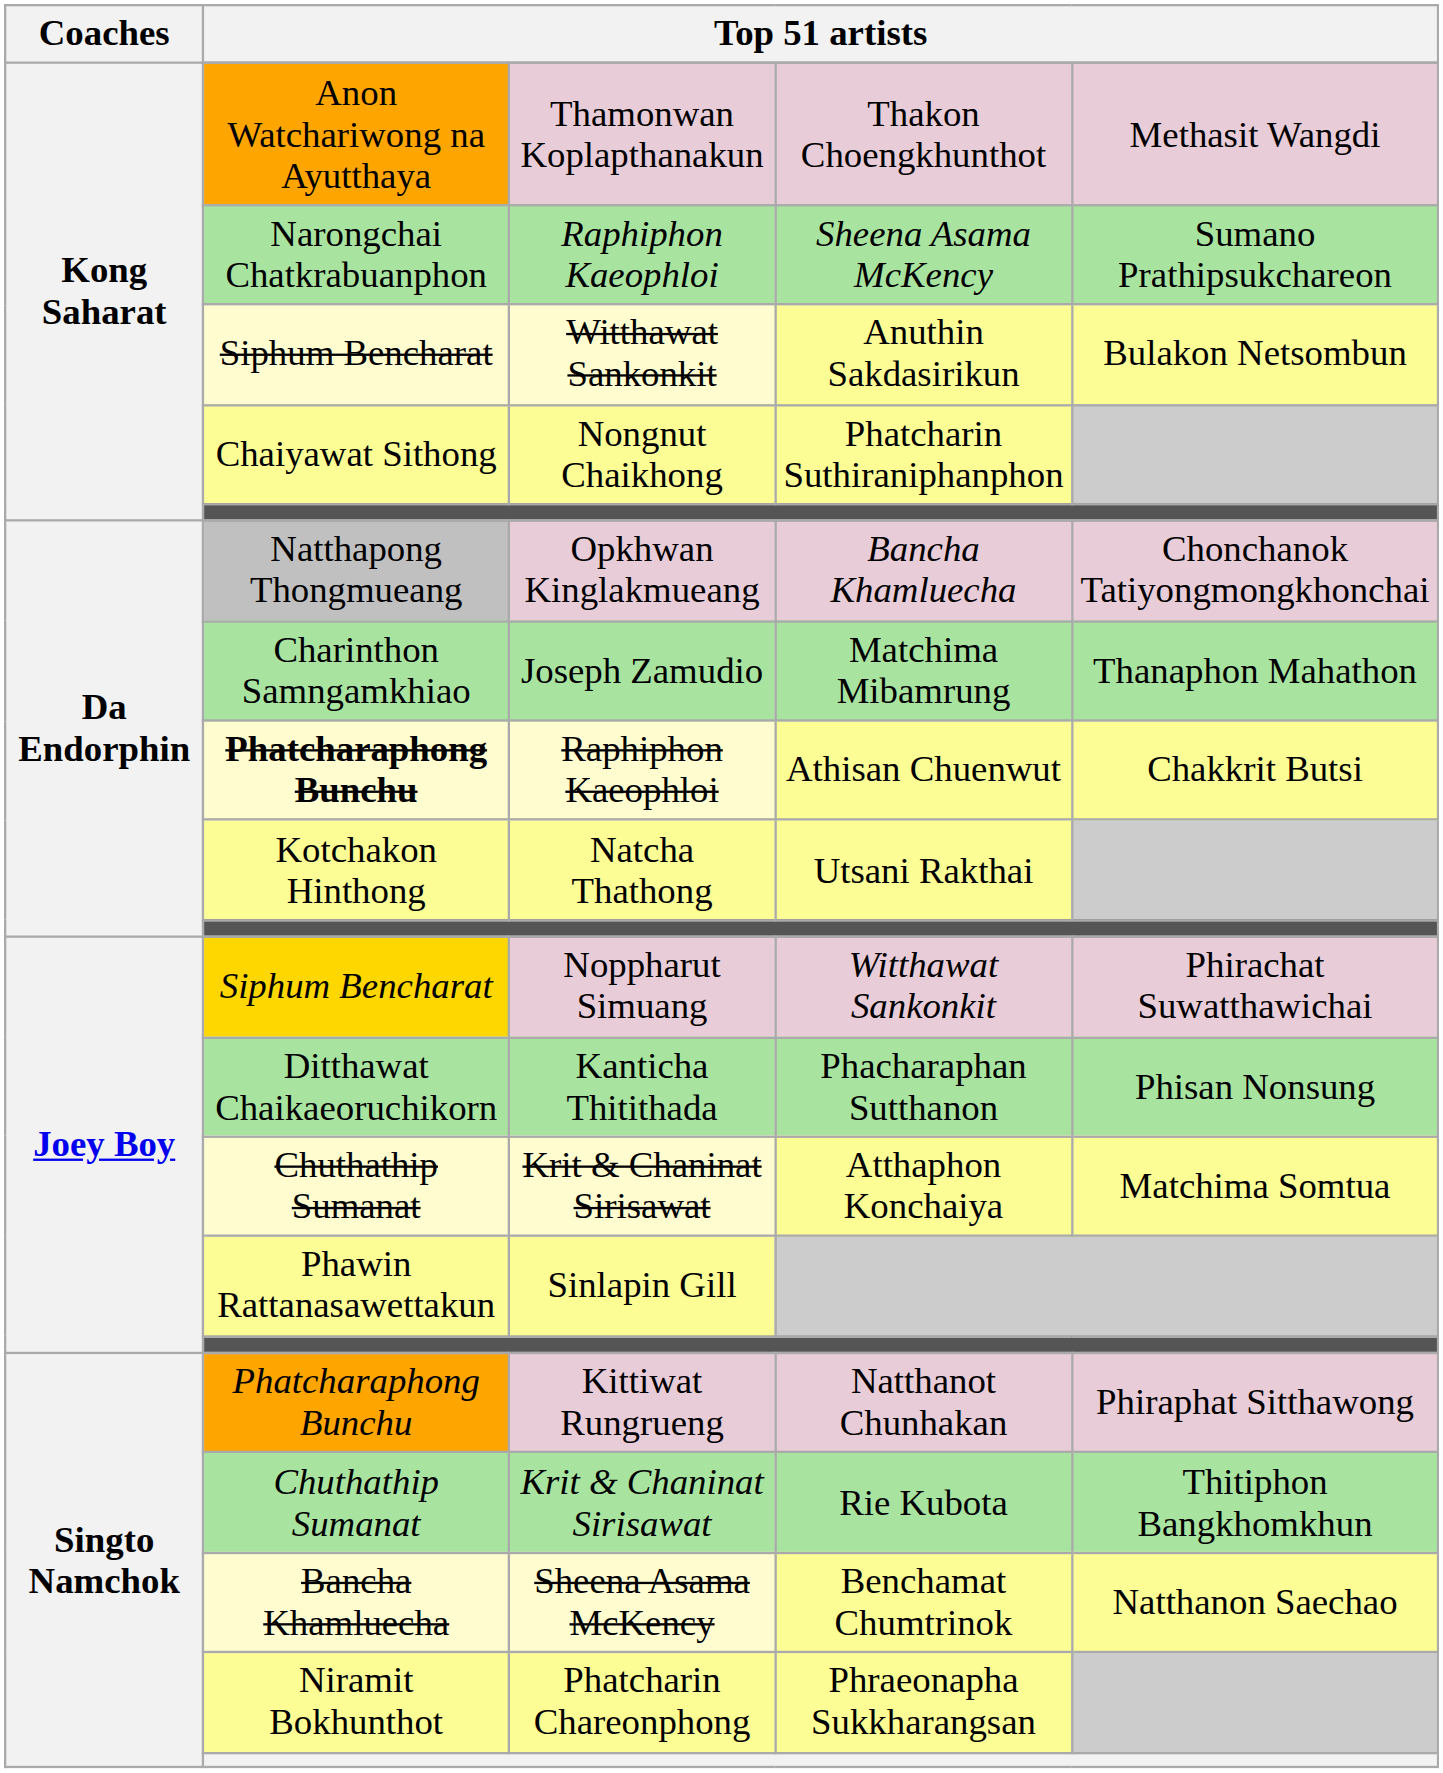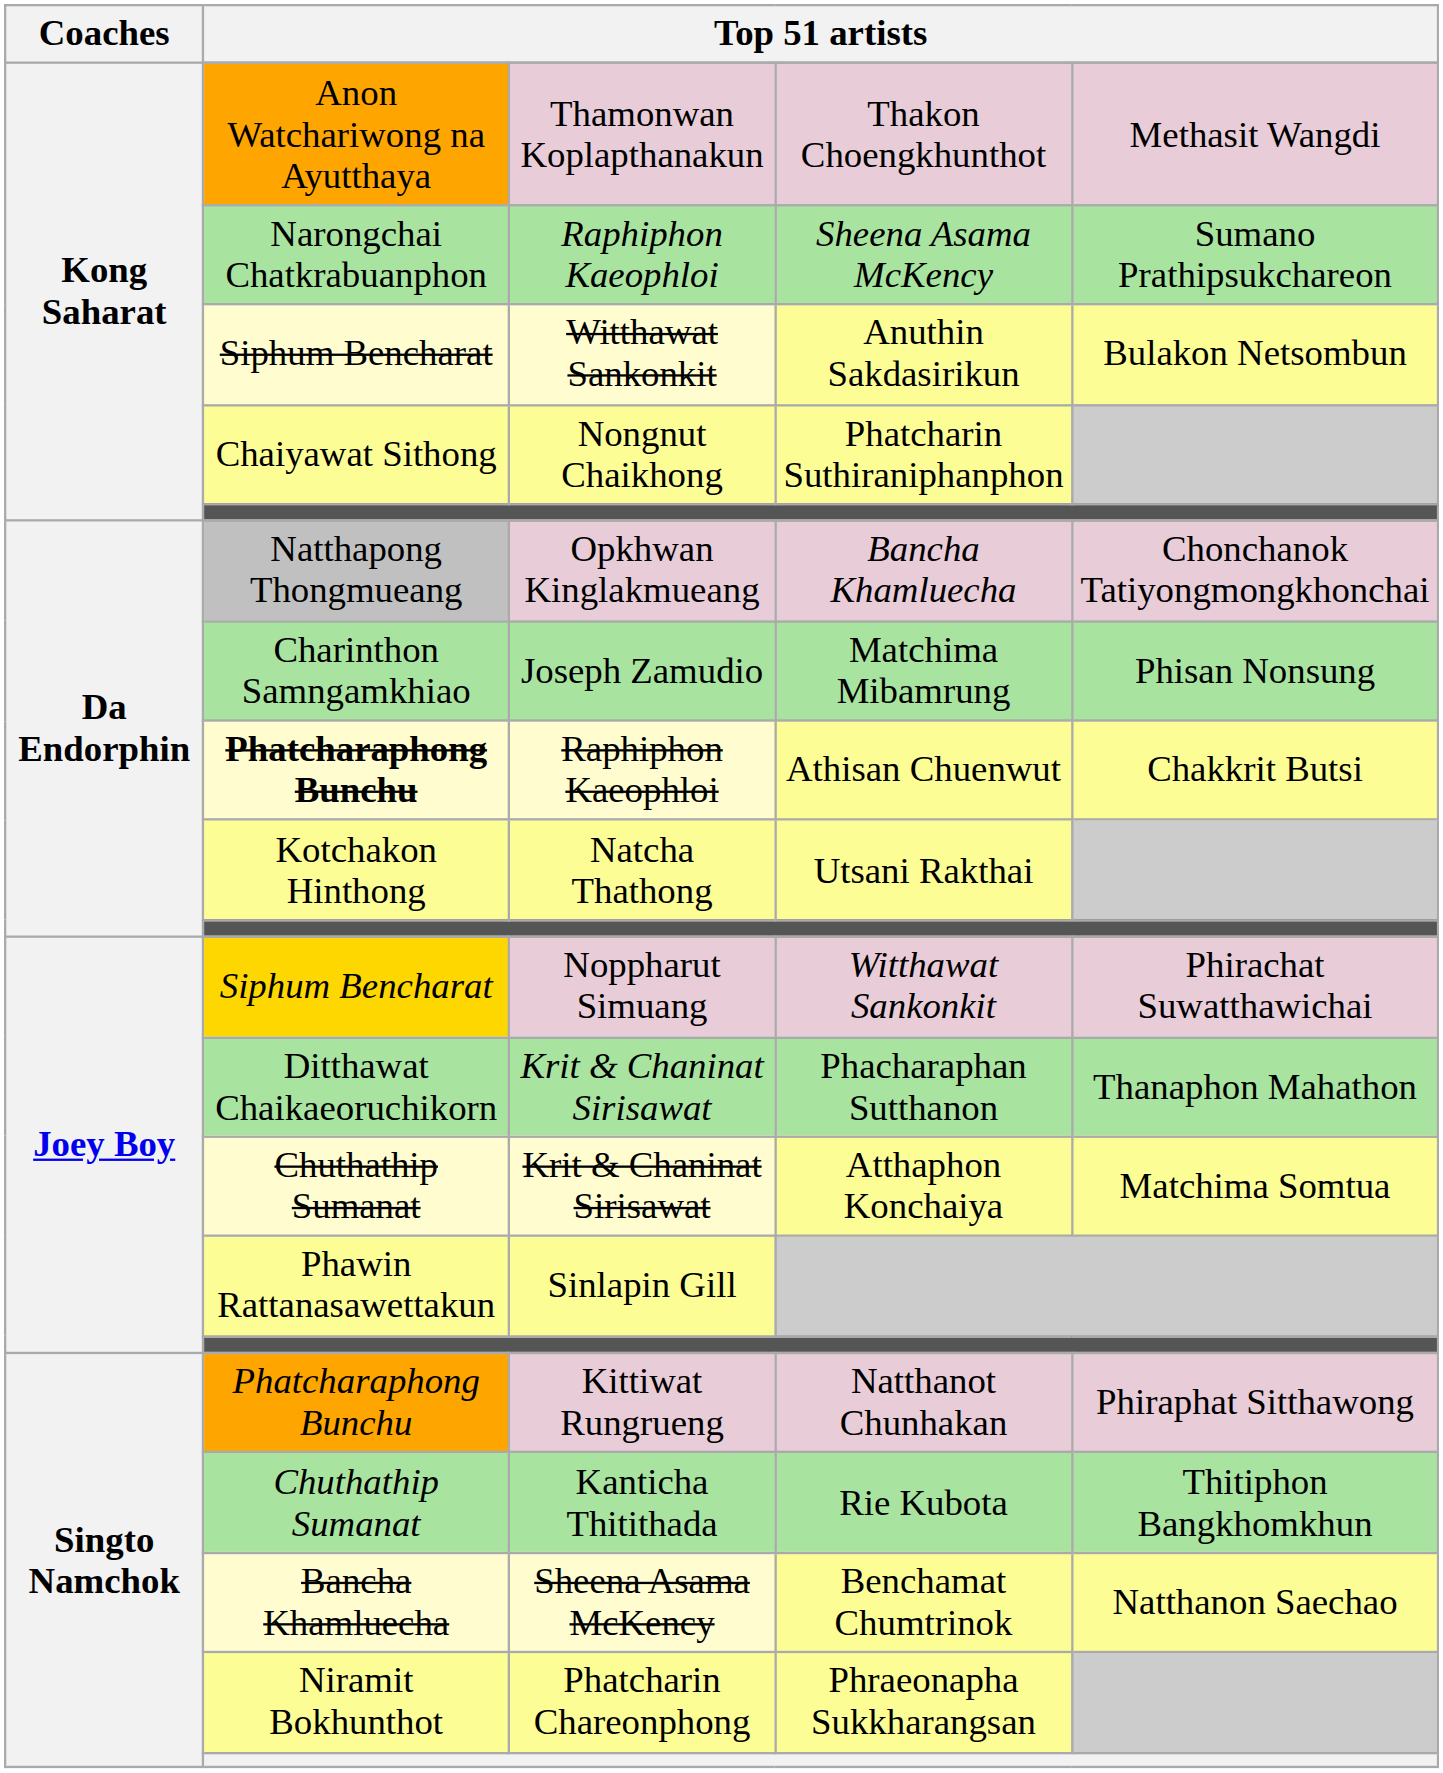(1255, 669) Thanaphon Mahathon -> (1255, 669) Phisan Nonsung
(642, 1085) Kanticha Thitithada -> (642, 1085) Krit & Chaninat Sirisawat
(1255, 1085) Phisan Nonsung -> (1255, 1085) Thanaphon Mahathon
(642, 1501) Krit & Chaninat Sirisawat -> (642, 1501) Kanticha Thitithada
